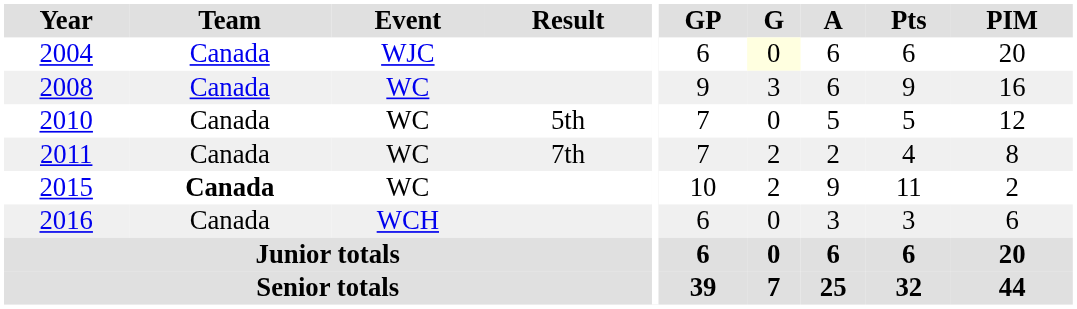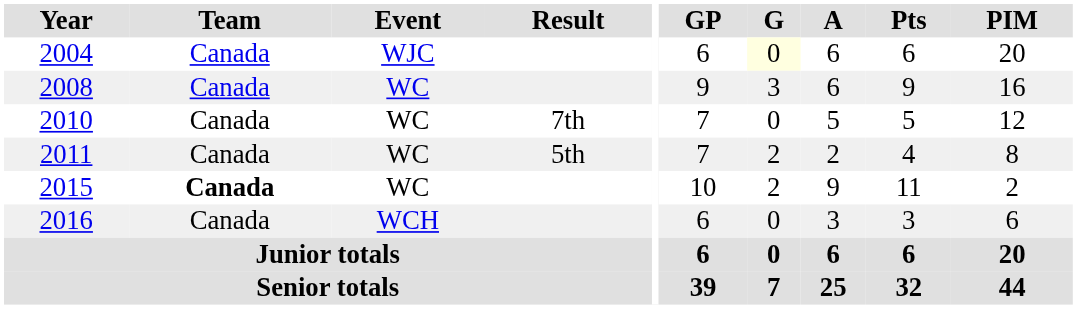(568, 120) 5th -> (568, 120) 7th
(568, 153) 7th -> (568, 153) 5th
